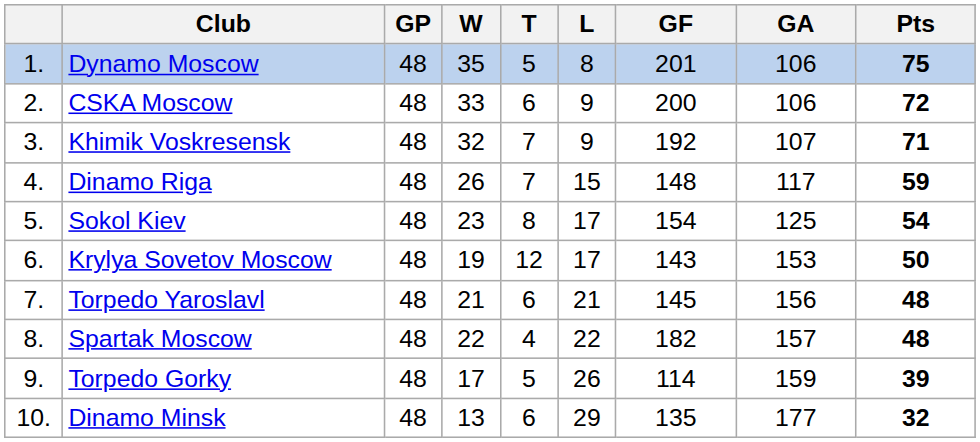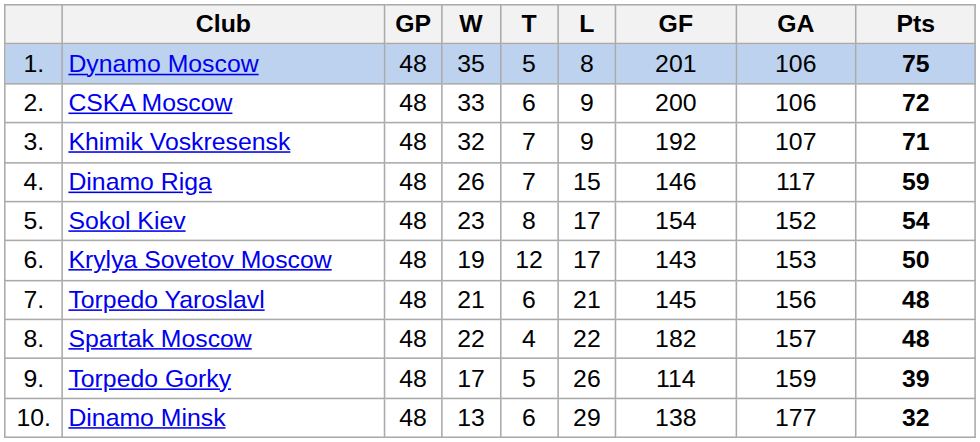(676, 181) 148 -> (676, 181) 146
(796, 220) 125 -> (796, 220) 152
(676, 417) 135 -> (676, 417) 138
